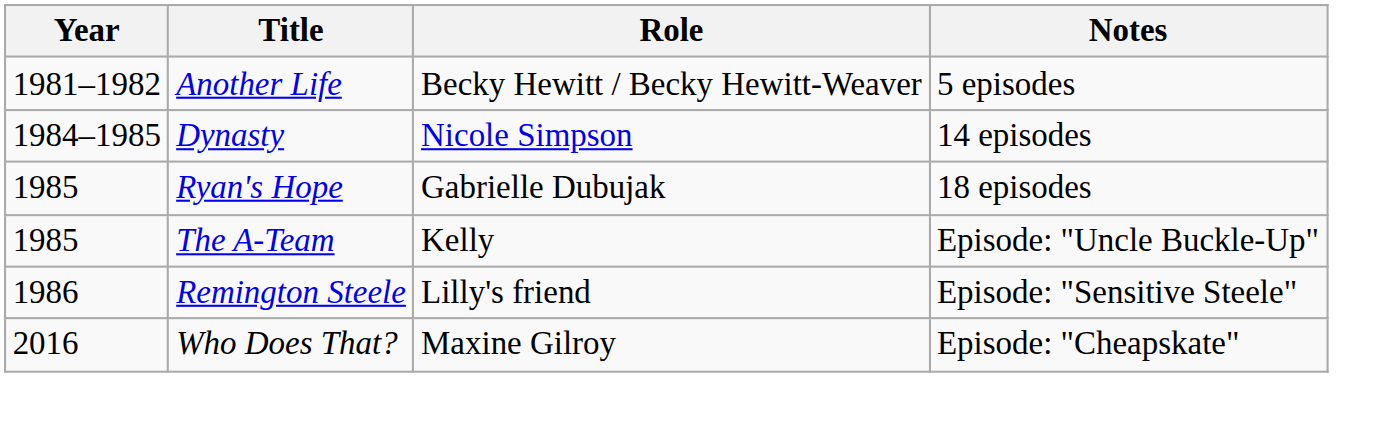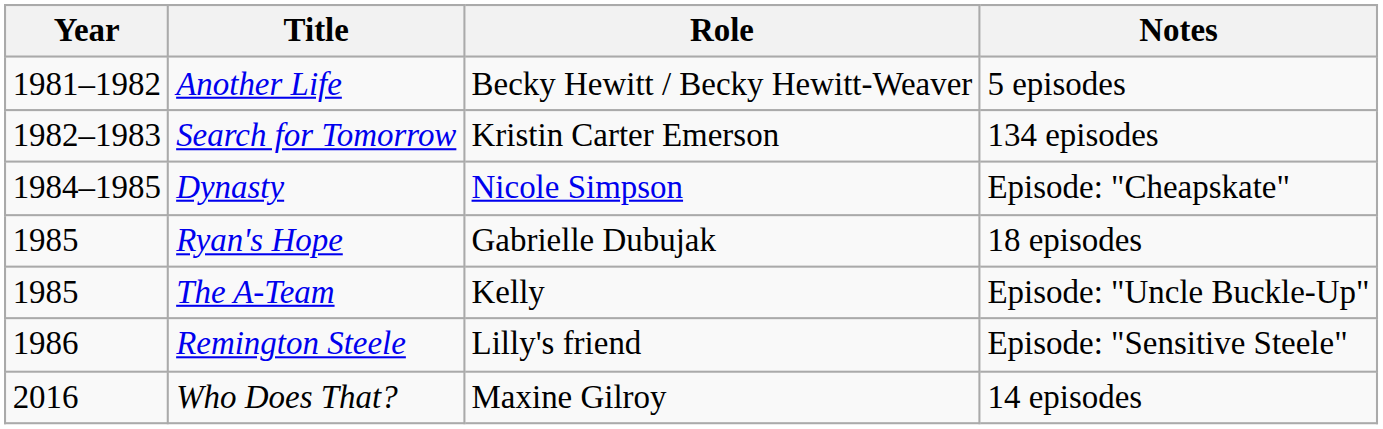+ row: (316, 135)
(1014, 135) 14 episodes -> (1139, 187) Episode: "Cheapskate"
(1088, 344) Episode: "Cheapskate" -> (1065, 396) 14 episodes
